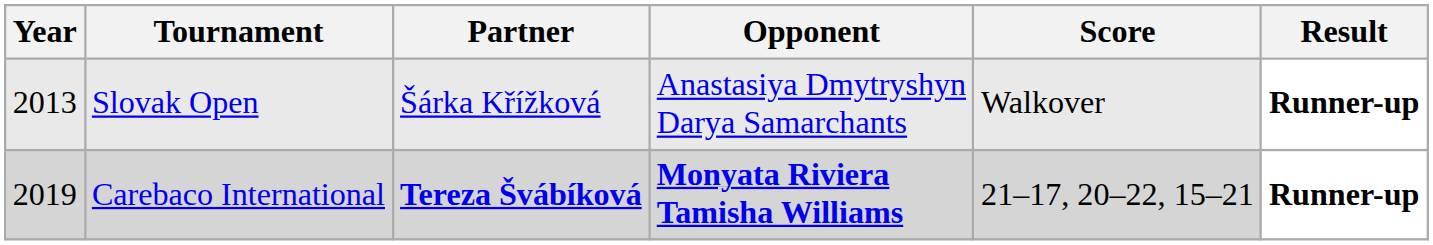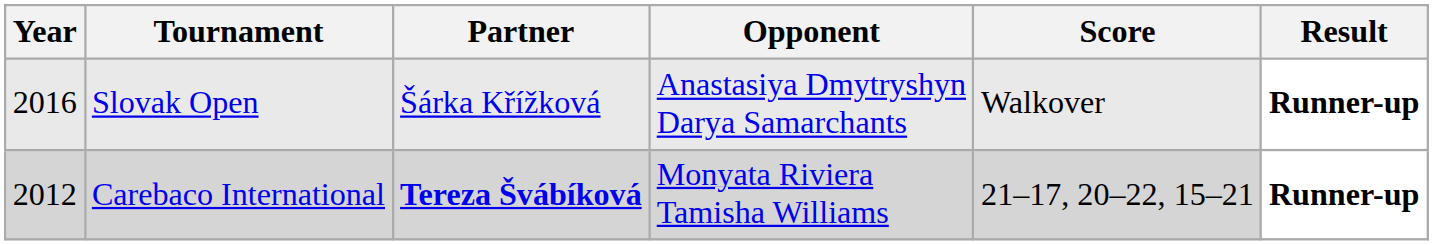(45, 103) 2013 -> (45, 103) 2016
(45, 194) 2019 -> (45, 194) 2012
(780, 194) bold -> (773, 194) normal
